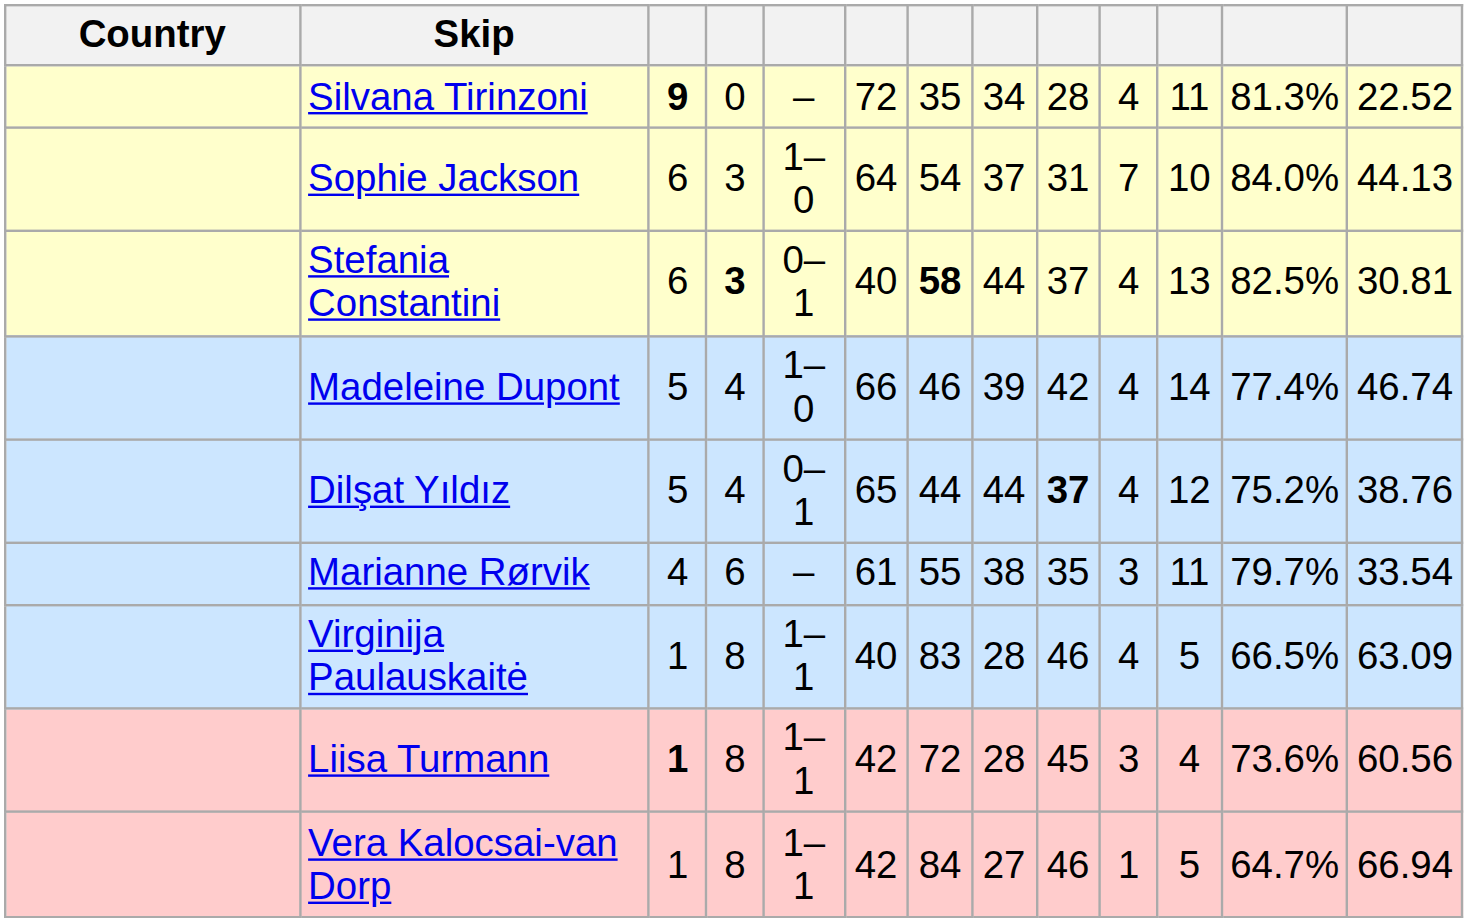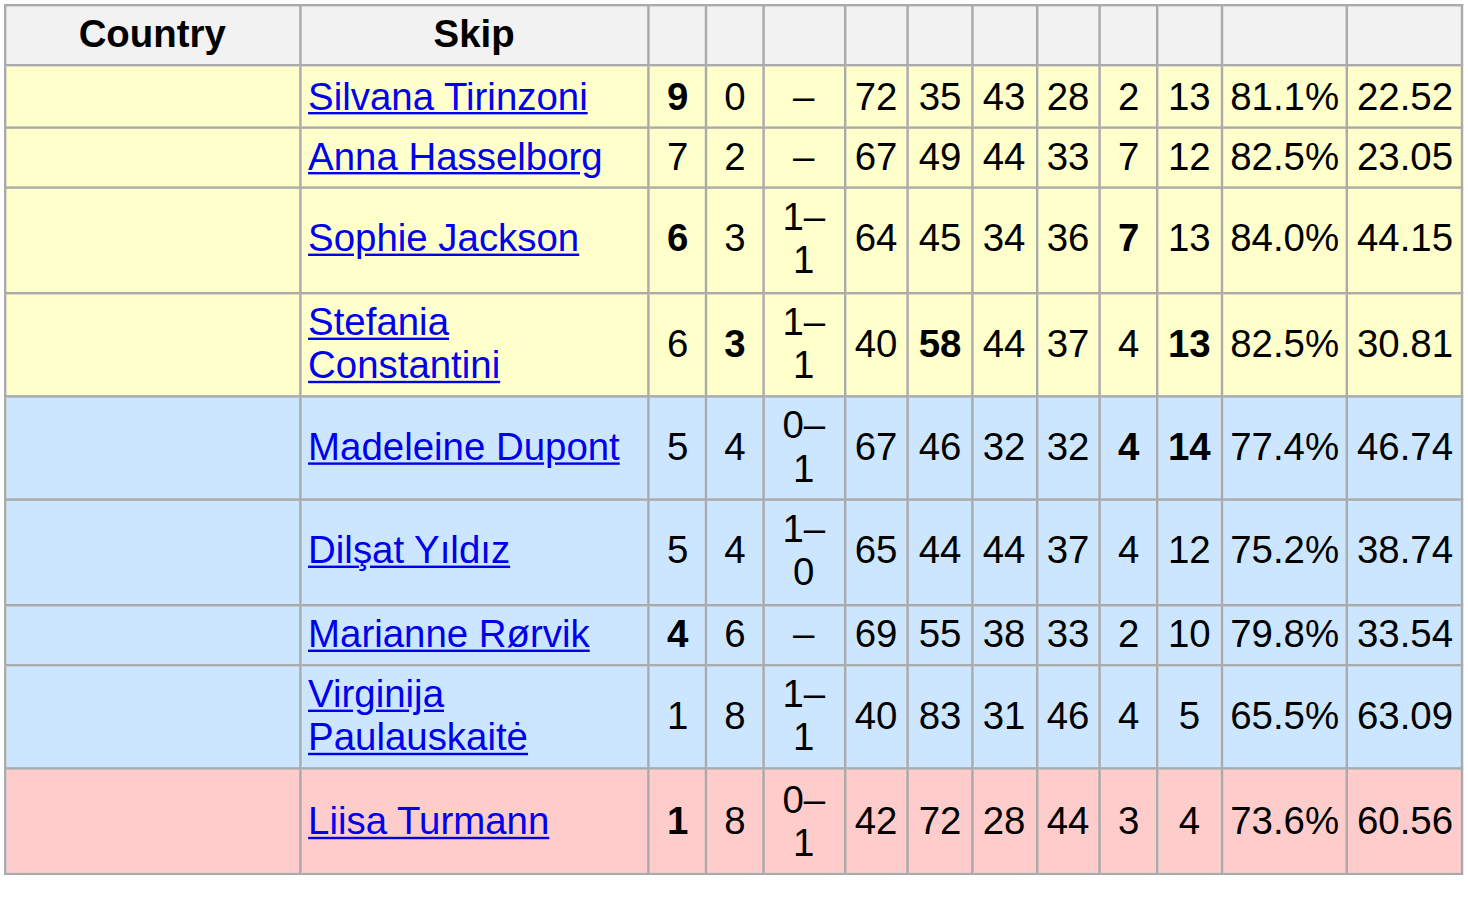(1004, 95) 34 -> (1004, 95) 43
(1129, 95) 4 -> (1129, 95) 2
(1189, 95) 11 -> (1189, 95) 13
(1285, 95) 81.3% -> (1285, 95) 81.1%
+ row: (455, 156)
(678, 178) normal -> (678, 239) bold
(804, 178) 1–0 -> (804, 239) 1–1
(940, 178) 54 -> (940, 239) 45
(1004, 178) 37 -> (1004, 239) 34
(1068, 178) 31 -> (1068, 239) 36
(1129, 178) normal -> (1129, 239) bold
(1189, 178) 10 -> (1189, 239) 13
(1405, 178) 44.13 -> (1405, 239) 44.15
(804, 282) 0–1 -> (804, 343) 1–1
(1189, 282) normal -> (1189, 343) bold
(804, 386) 1–0 -> (804, 447) 0–1
(876, 386) 66 -> (876, 447) 67
(1004, 386) 39 -> (1004, 447) 32
(1068, 386) 42 -> (1068, 447) 32
(1129, 386) normal -> (1129, 447) bold
(1189, 386) normal -> (1189, 447) bold
(804, 490) 0–1 -> (804, 551) 1–0
(1068, 490) bold -> (1068, 551) normal
(1405, 490) 38.76 -> (1405, 551) 38.74
(678, 573) normal -> (678, 634) bold
(876, 573) 61 -> (876, 634) 69
(1068, 573) 35 -> (1068, 634) 33
(1129, 573) 3 -> (1129, 634) 2
(1189, 573) 11 -> (1189, 634) 10
(1285, 573) 79.7% -> (1285, 634) 79.8%
(1004, 655) 28 -> (1004, 716) 31
(1285, 655) 66.5% -> (1285, 716) 65.5%
(804, 759) 1–1 -> (804, 820) 0–1
(1068, 759) 45 -> (1068, 820) 44
- row: (463, 863)
